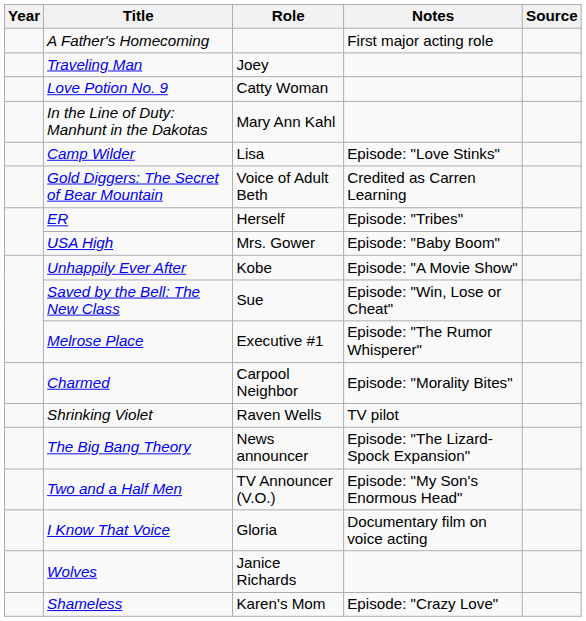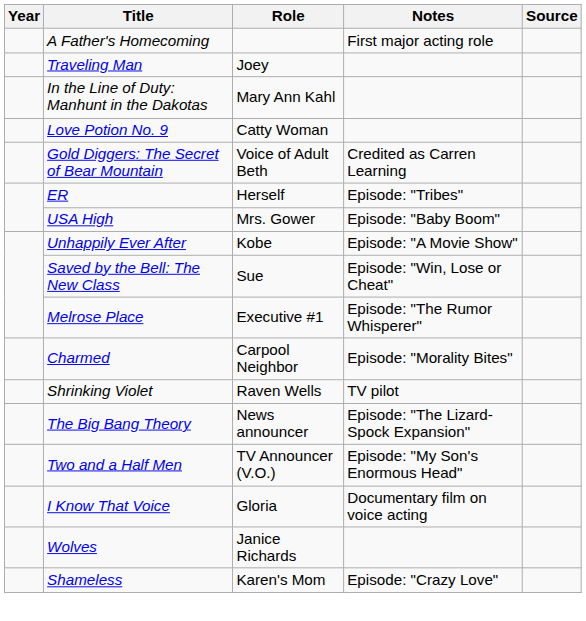rows swapped: (127, 121) <-> (108, 88)
- row: (91, 154)
